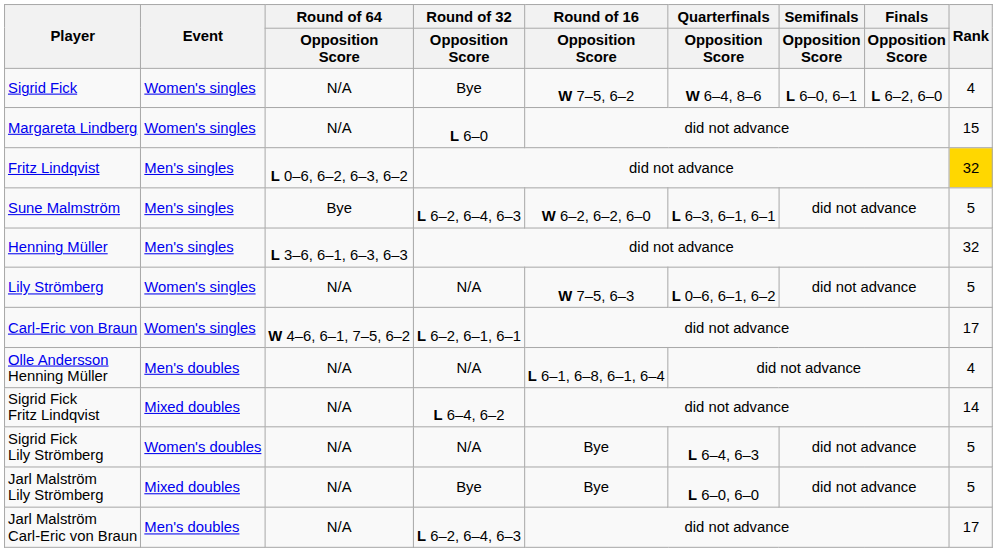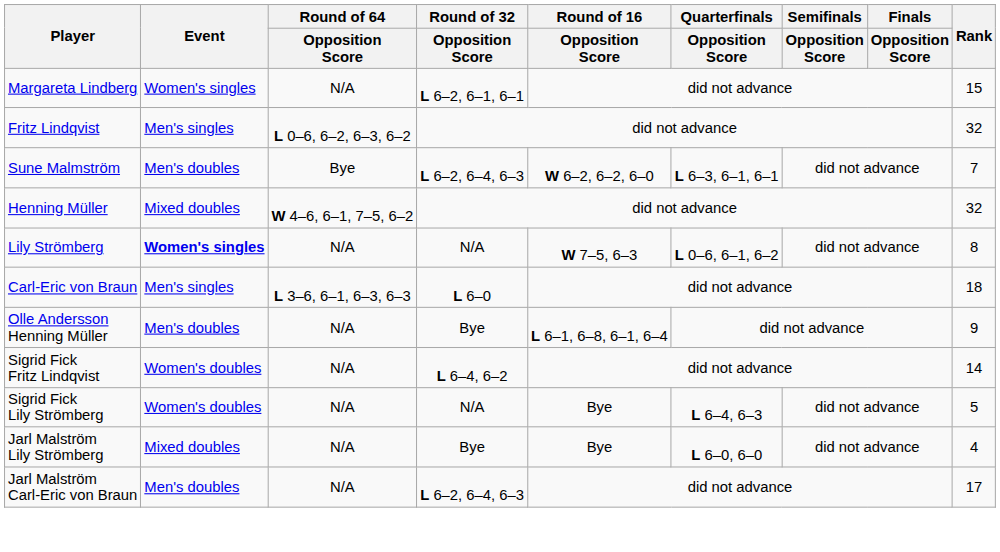- row: (43, 88)
(469, 136) L 6–0 -> (472, 96) L 6–2, 6–1, 6–1
(971, 168) gold background -> (974, 128) no background
(189, 208) Men's singles -> (192, 168) Men's doubles
(971, 208) 5 -> (974, 168) 7
(189, 248) Men's singles -> (192, 208) Mixed doubles
(339, 256) L 3–6, 6–1, 6–3, 6–3 -> (342, 216) W 4–6, 6–1, 7–5, 6–2
(200, 288) normal -> (204, 248) bold
(971, 288) 5 -> (974, 248) 8
(200, 328) Women's singles -> (189, 288) Men's singles
(339, 336) W 4–6, 6–1, 7–5, 6–2 -> (342, 296) L 3–6, 6–1, 6–3, 6–3
(469, 336) L 6–2, 6–1, 6–1 -> (472, 296) L 6–0
(971, 328) 17 -> (974, 288) 18
(469, 368) N/A -> (472, 328) Bye
(971, 368) 4 -> (974, 328) 9
(192, 408) Mixed doubles -> (203, 368) Women's doubles
(971, 487) 5 -> (974, 447) 4
